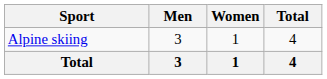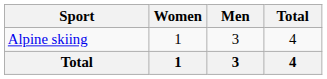columns swapped: (178, 16) <-> (235, 16)
